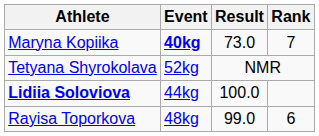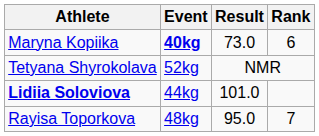(291, 42) 7 -> (291, 42) 6
(239, 93) 100.0 -> (239, 93) 101.0
(239, 118) 99.0 -> (239, 118) 95.0
(291, 118) 6 -> (291, 118) 7
